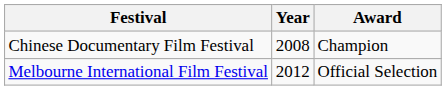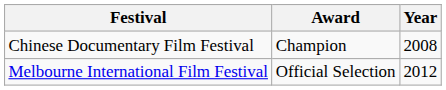columns swapped: (377, 17) <-> (293, 17)
